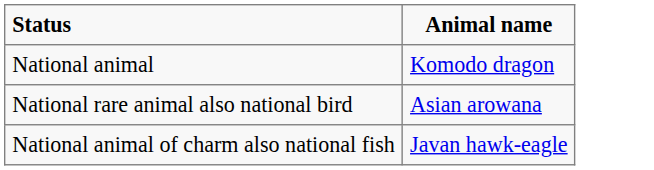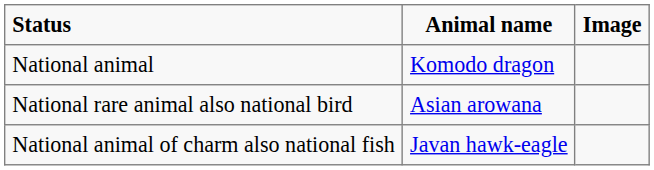+ column: (612, 24)
